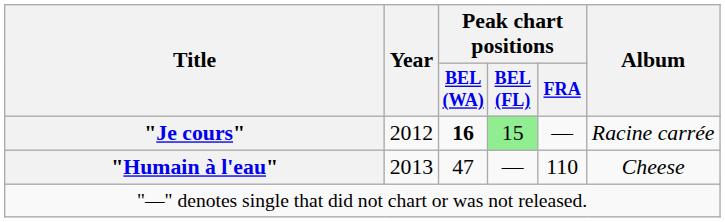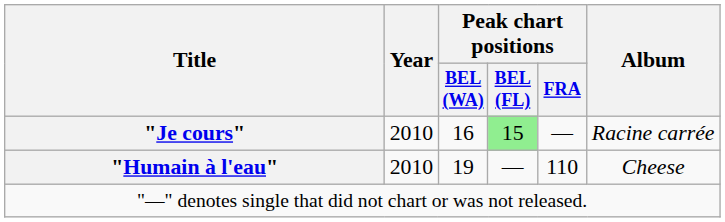(411, 132) 2012 -> (411, 132) 2010
(463, 132) bold -> (463, 132) normal
(411, 167) 2013 -> (411, 167) 2010
(463, 167) 47 -> (463, 167) 19
